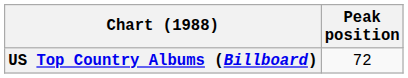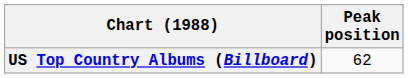(362, 61) 72 -> (362, 61) 62
